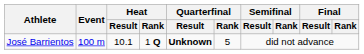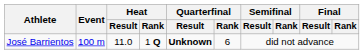(123, 42) 10.1 -> (123, 42) 11.0
(227, 42) 5 -> (227, 42) 6
